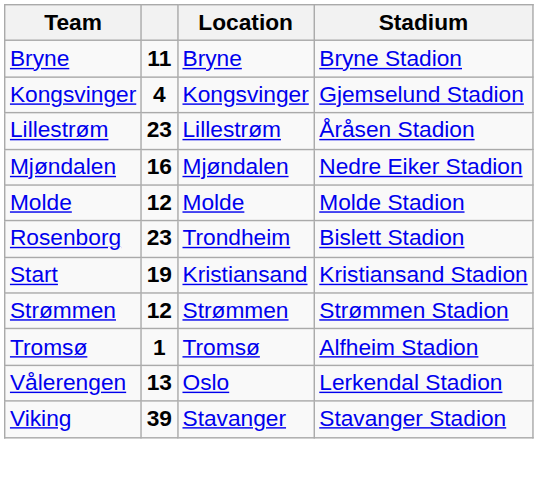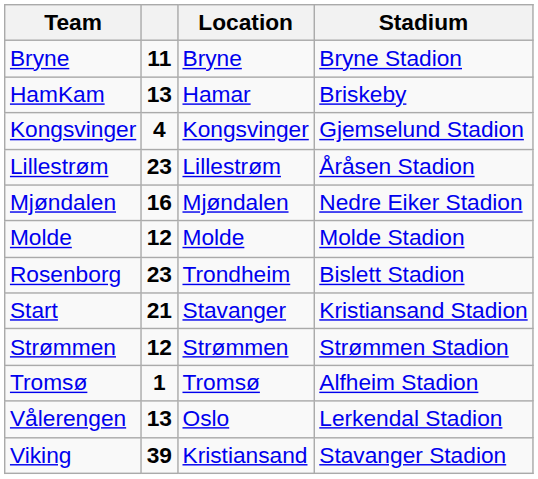+ row: (57, 94)
(159, 274) 19 -> (159, 310) 21
(245, 274) Kristiansand -> (234, 310) Stavanger
(234, 418) Stavanger -> (245, 454) Kristiansand
